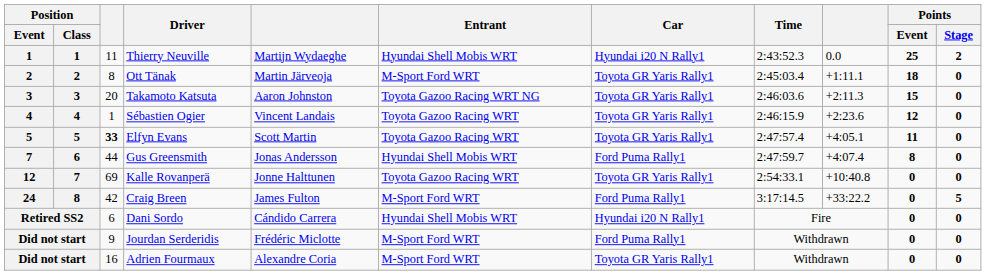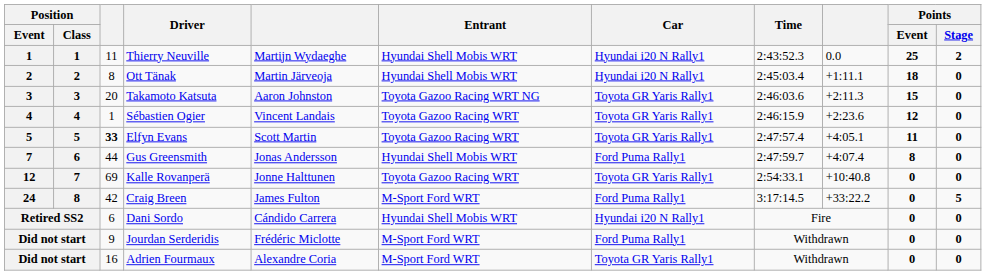(431, 75) M-Sport Ford WRT -> (449, 75) Hyundai Shell Mobis WRT
(654, 75) Toyota GR Yaris Rally1 -> (650, 75) Hyundai i20 N Rally1
